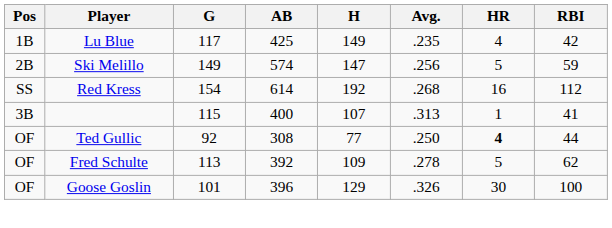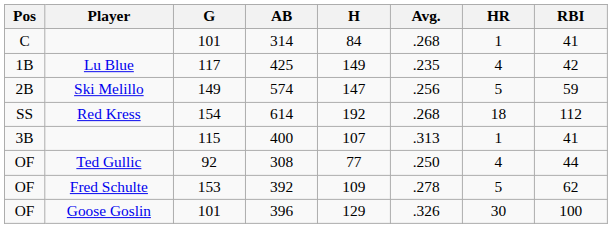+ row: (282, 41)
(498, 89) 16 -> (498, 114) 18
(498, 138) bold -> (498, 162) normal
(209, 162) 113 -> (209, 187) 153
